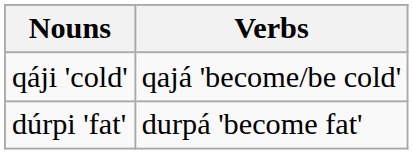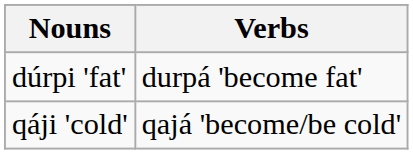rows swapped: (70, 76) <-> (69, 124)
